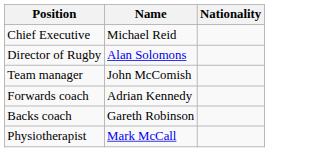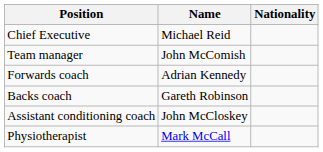- row: (54, 55)
+ row: (81, 116)
